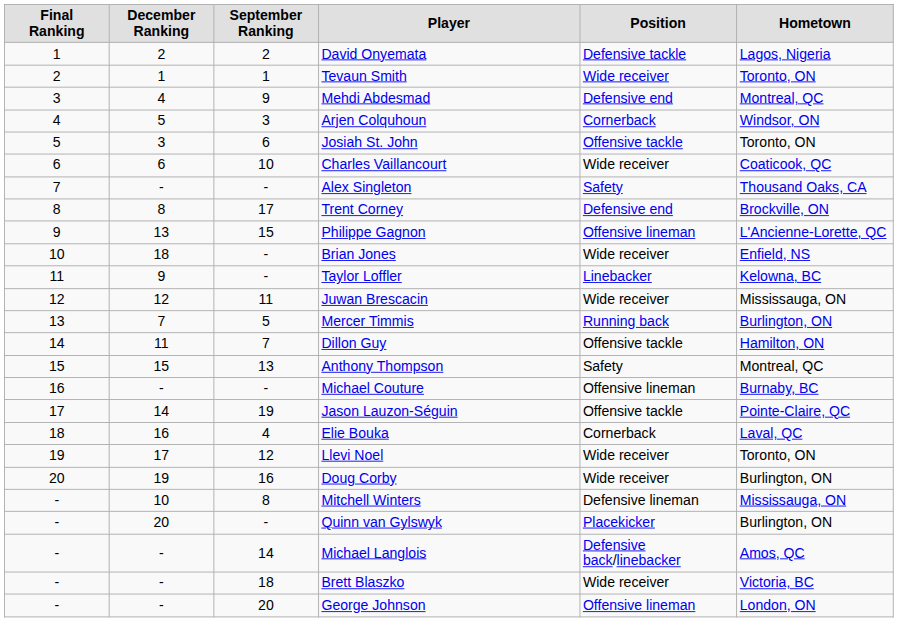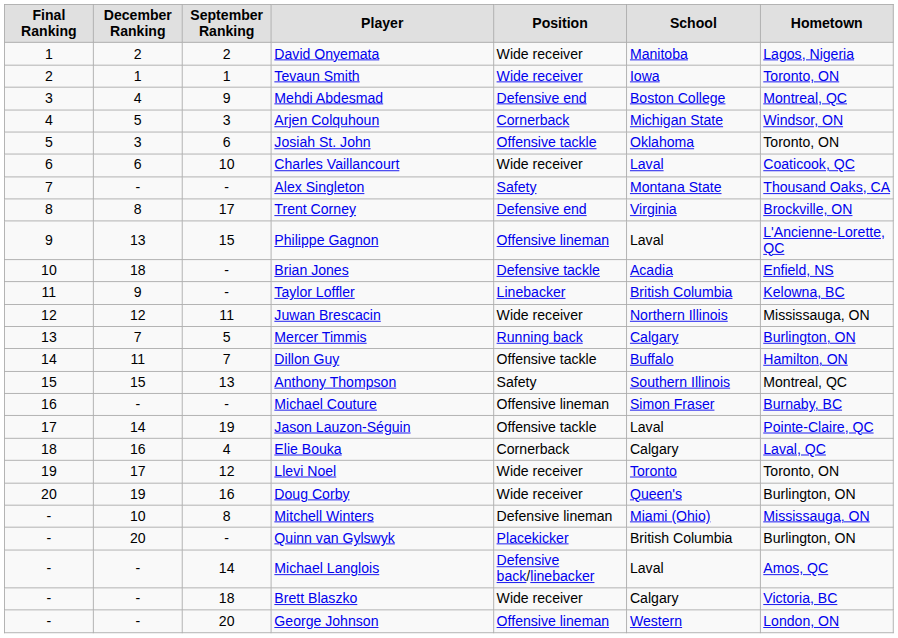+ column: (693, 23)
(635, 53) Defensive tackle -> (540, 53) Wide receiver
(626, 254) Wide receiver -> (548, 270) Defensive tackle
